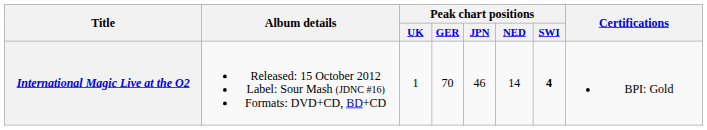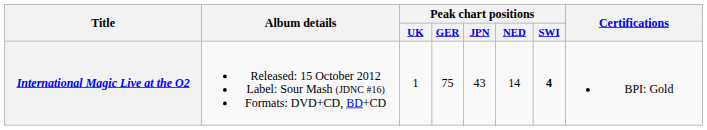(448, 83) 70 -> (448, 83) 75
(480, 83) 46 -> (480, 83) 43
